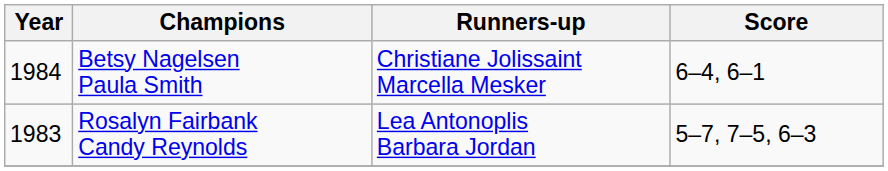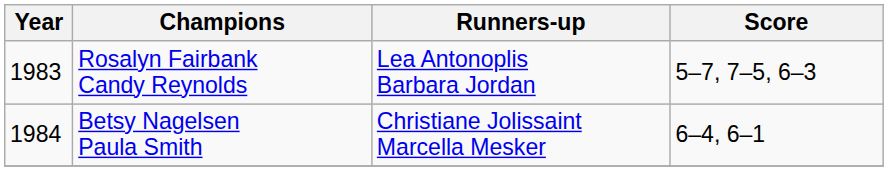rows swapped: (168, 134) <-> (159, 72)
